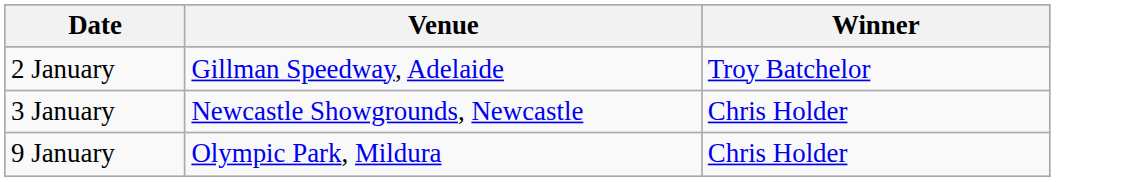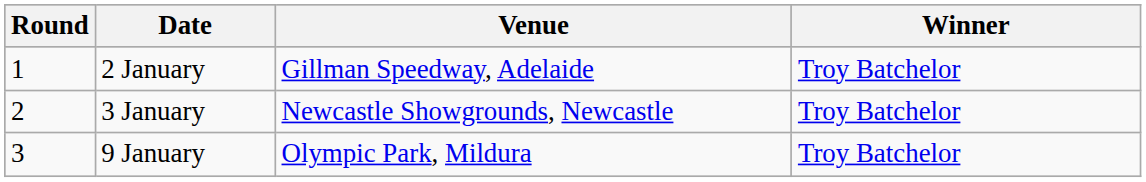+ column: (50, 25)
(778, 111) Chris Holder -> (879, 111) Troy Batchelor
(778, 153) Chris Holder -> (879, 153) Troy Batchelor
